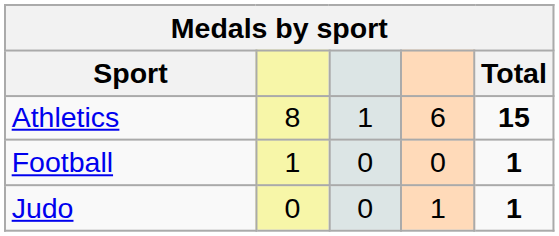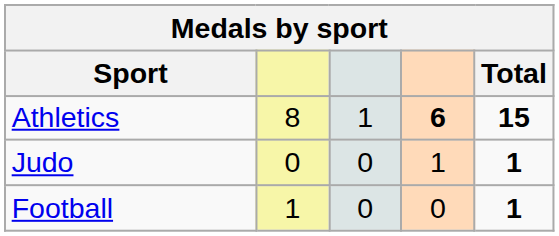(438, 118) normal -> (438, 118) bold
rows swapped: (62, 163) <-> (43, 208)
